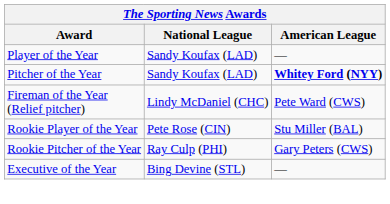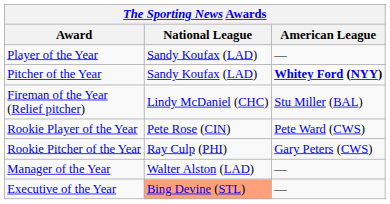(320, 101) Pete Ward (CWS) -> (318, 101) Stu Miller (BAL)
(318, 128) Stu Miller (BAL) -> (320, 128) Pete Ward (CWS)
+ row: (59, 169)
(196, 169) no background -> (196, 189) lightsalmon background
